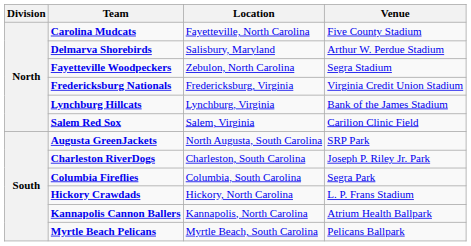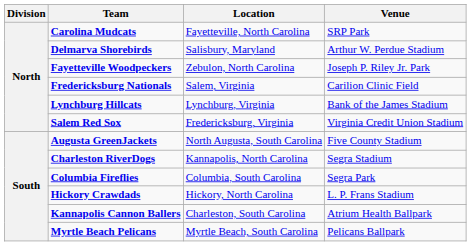(374, 31) Five County Stadium -> (348, 31) SRP Park
(360, 67) Segra Stadium -> (379, 67) Joseph P. Riley Jr. Park
(240, 85) Fredericksburg, Virginia -> (220, 85) Salem, Virginia
(395, 85) Virginia Credit Union Stadium -> (373, 85) Carilion Clinic Field
(220, 122) Salem, Virginia -> (240, 122) Fredericksburg, Virginia
(373, 122) Carilion Clinic Field -> (395, 122) Virginia Credit Union Stadium
(348, 140) SRP Park -> (374, 140) Five County Stadium
(246, 158) Charleston, South Carolina -> (247, 158) Kannapolis, North Carolina
(379, 158) Joseph P. Riley Jr. Park -> (360, 158) Segra Stadium
(247, 213) Kannapolis, North Carolina -> (246, 213) Charleston, South Carolina
